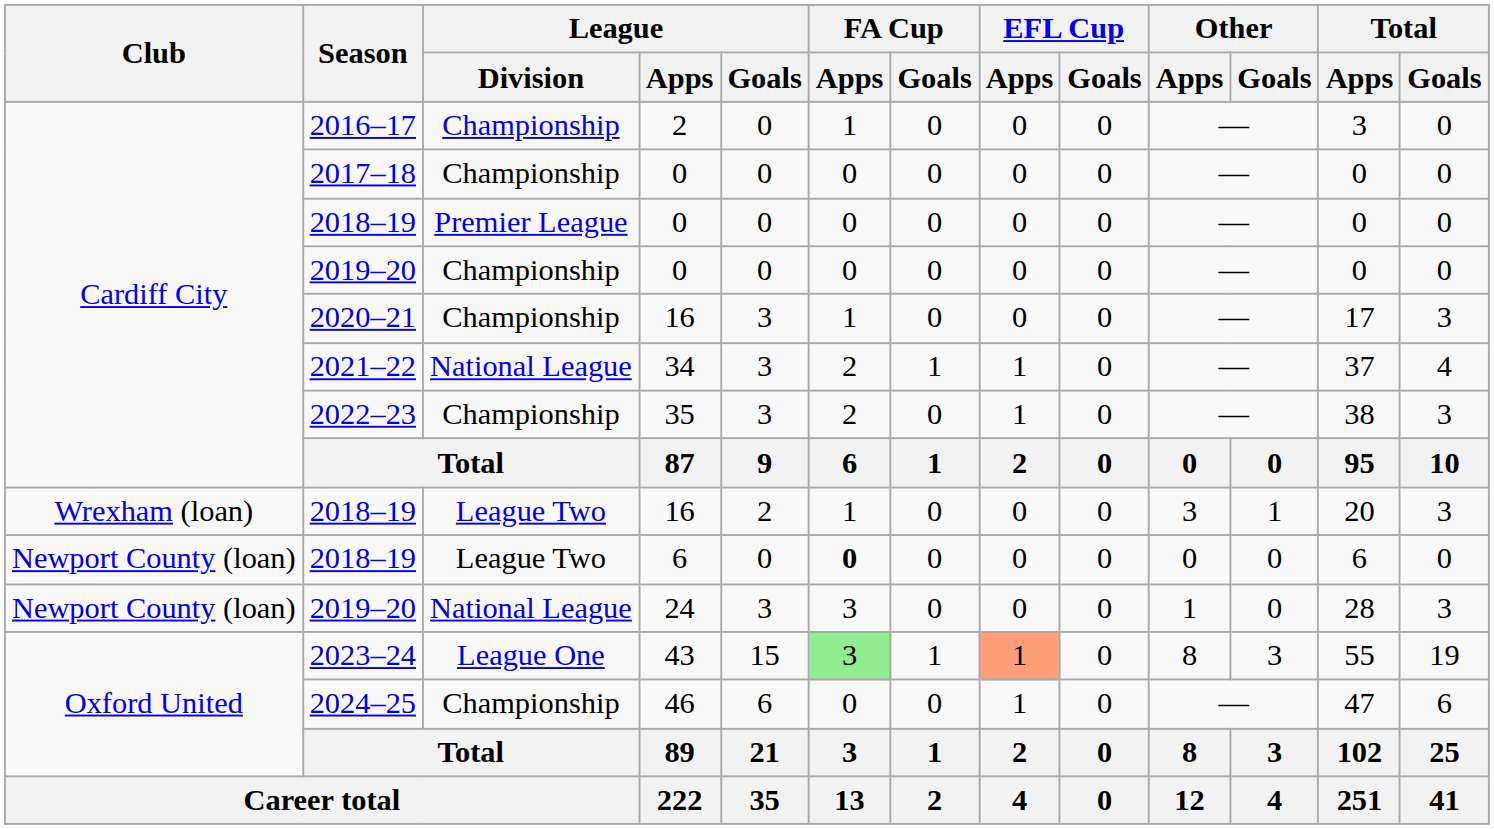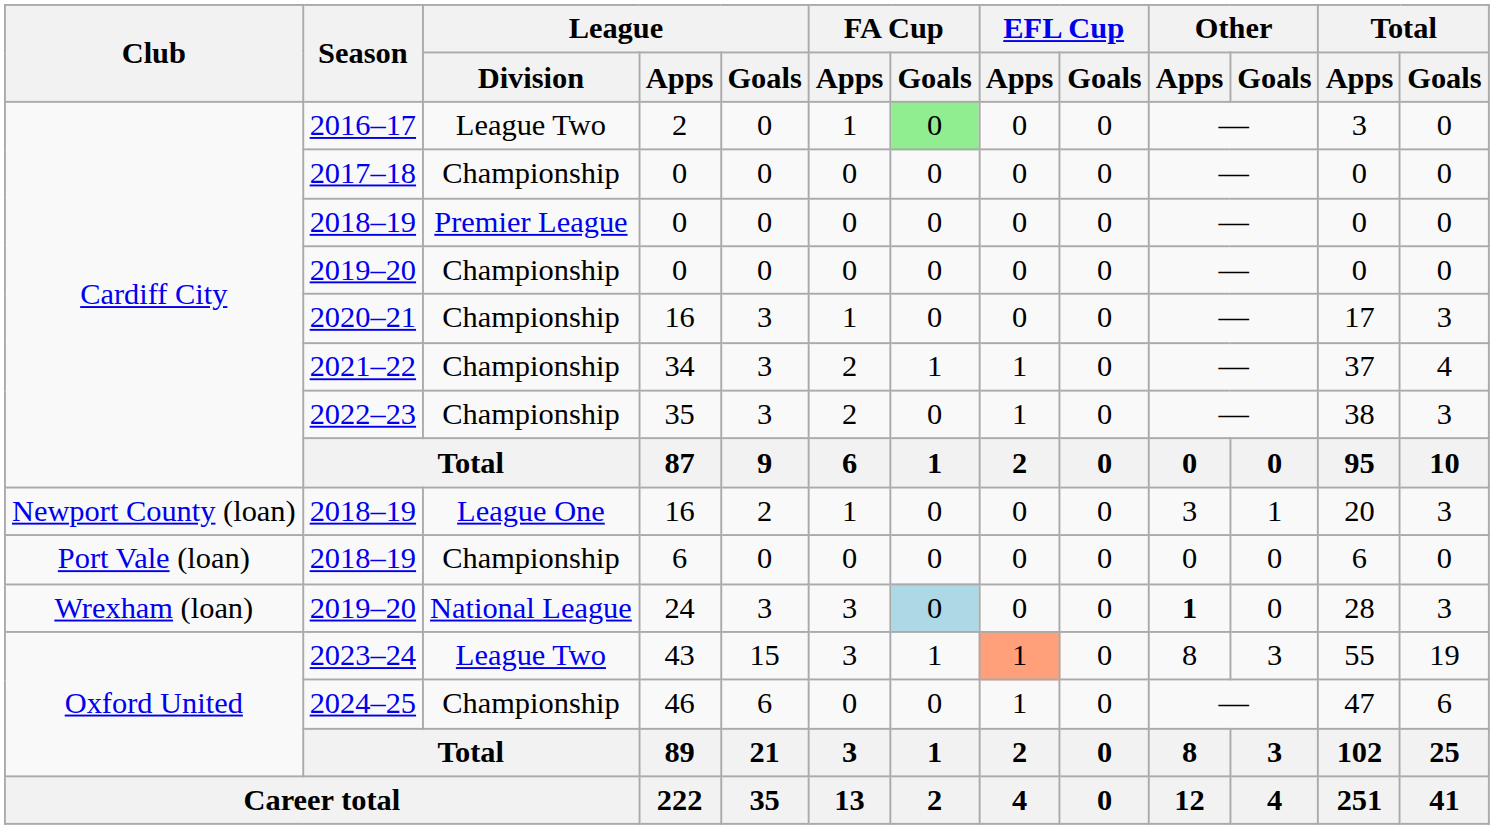(531, 125) Championship -> (531, 125) League Two
(935, 125) no background -> (935, 125) lightgreen background
(531, 366) National League -> (531, 366) Championship
(154, 510) Wrexham (loan) -> (154, 510) Newport County (loan)
(531, 510) League Two -> (531, 510) League One
(154, 558) Newport County (loan) -> (154, 558) Port Vale (loan)
(531, 558) League Two -> (531, 558) Championship
(850, 558) bold -> (850, 558) normal
(154, 607) Newport County (loan) -> (154, 607) Wrexham (loan)
(935, 607) no background -> (935, 607) lightblue background
(1189, 607) normal -> (1189, 607) bold
(531, 655) League One -> (531, 655) League Two
(850, 655) lightgreen background -> (850, 655) no background
